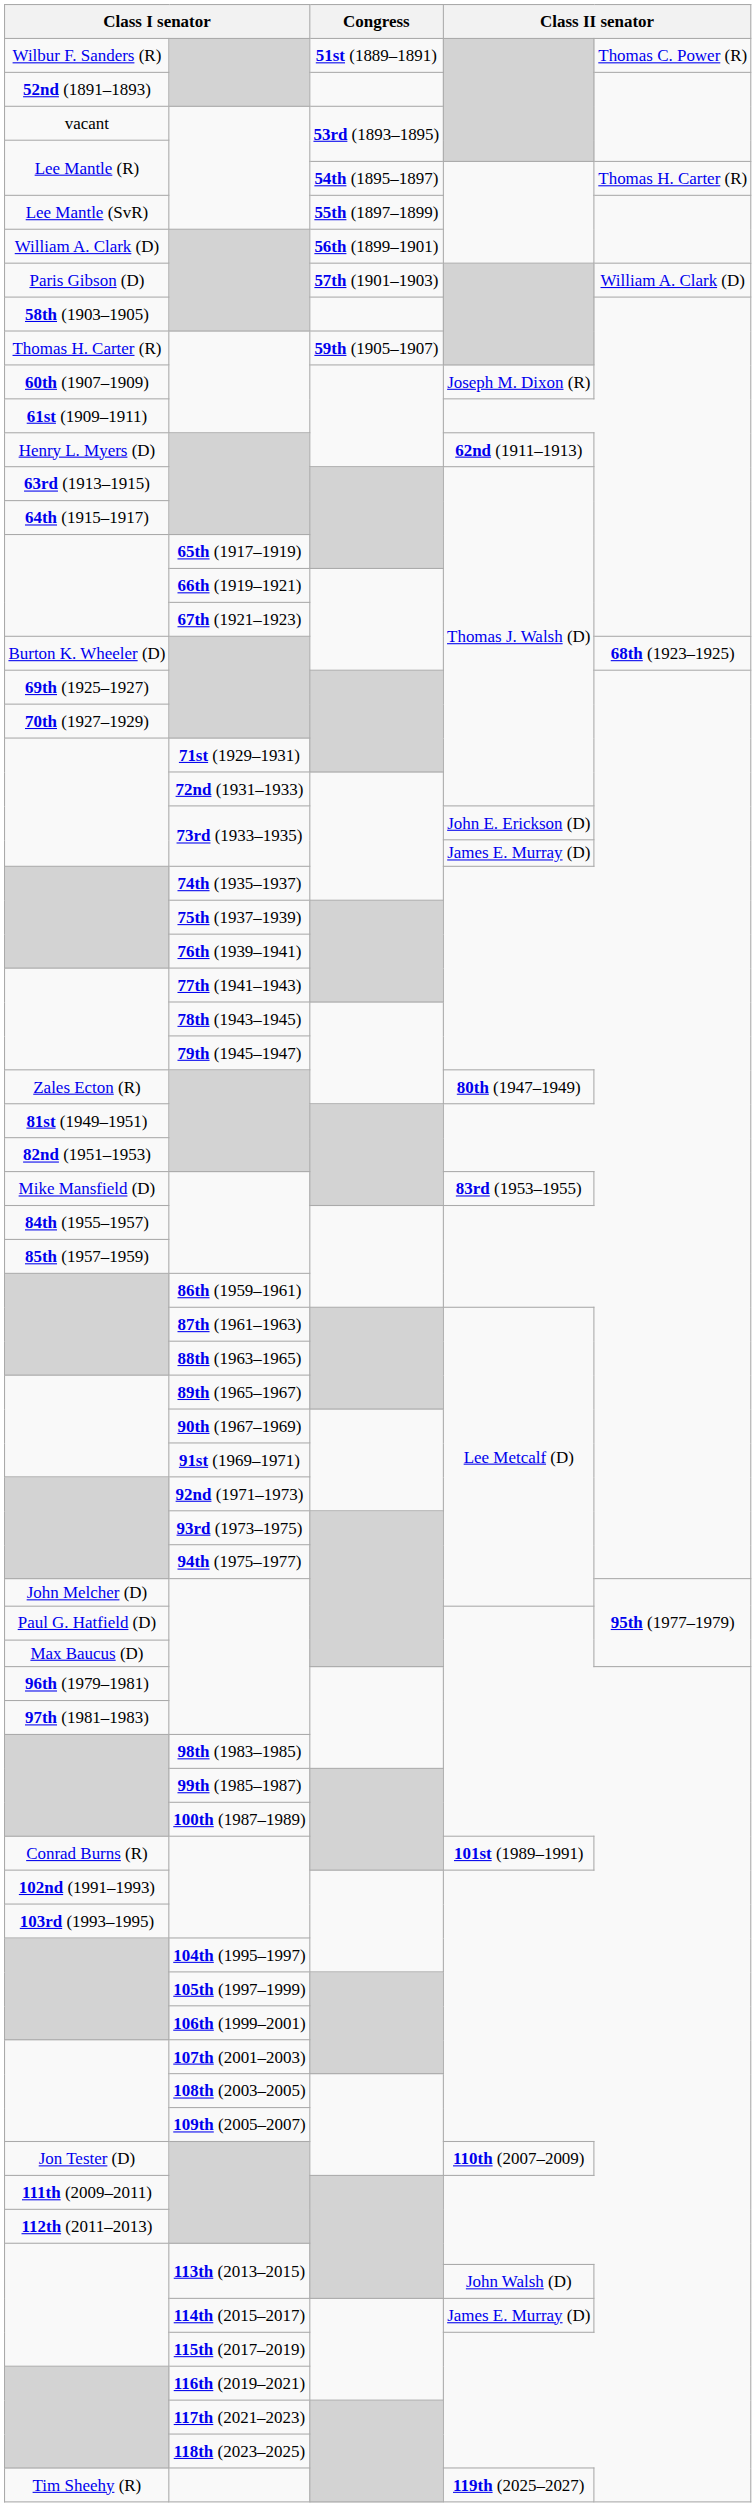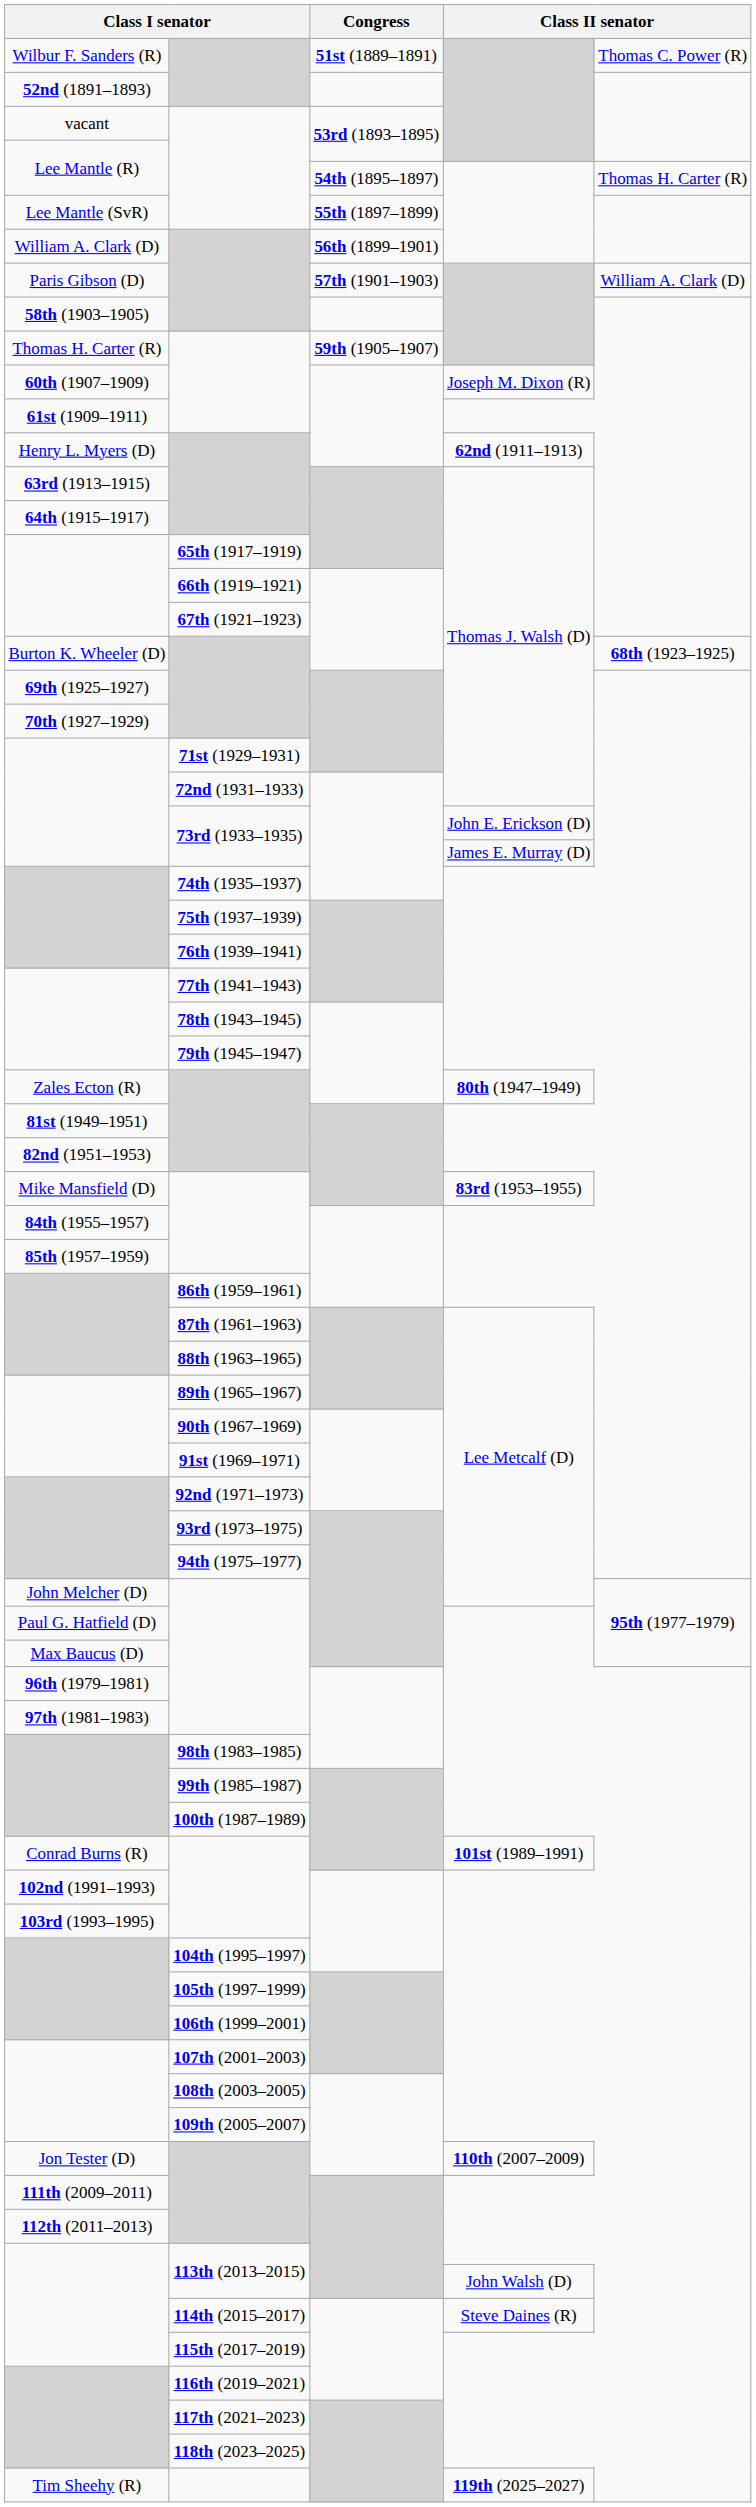(519, 2315) James E. Murray (D) -> (519, 2315) Steve Daines (R)
